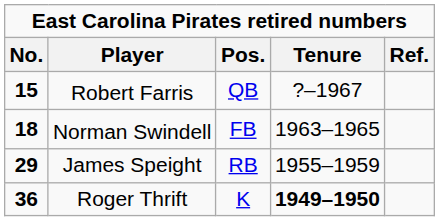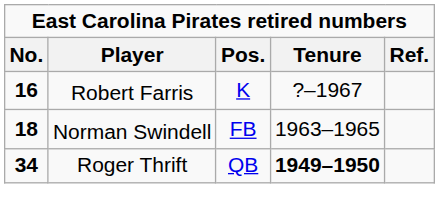(26, 90) 15 -> (26, 90) 16
(243, 90) QB -> (243, 90) K
- row: (132, 165)
(26, 198) 36 -> (26, 165) 34
(243, 198) K -> (243, 165) QB
